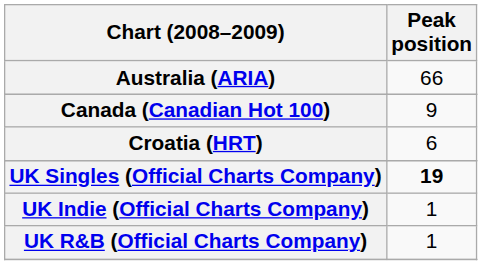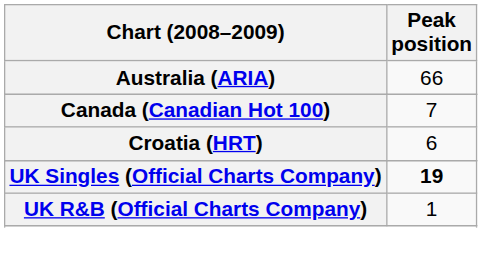(432, 110) 9 -> (432, 110) 7
- row: (196, 209)
